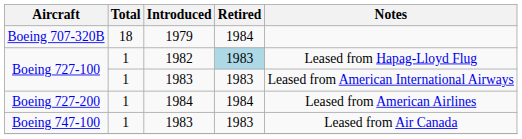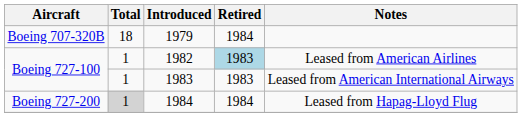(391, 58) Leased from Hapag-Lloyd Flug -> (391, 58) Leased from American Airlines
(126, 101) no background -> (126, 101) lightgrey background
(391, 101) Leased from American Airlines -> (391, 101) Leased from Hapag-Lloyd Flug
- row: (56, 123)
